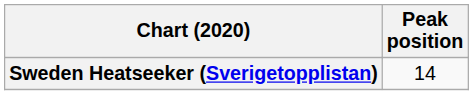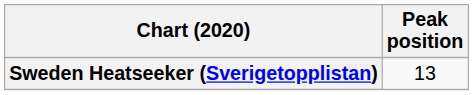(425, 73) 14 -> (425, 73) 13
